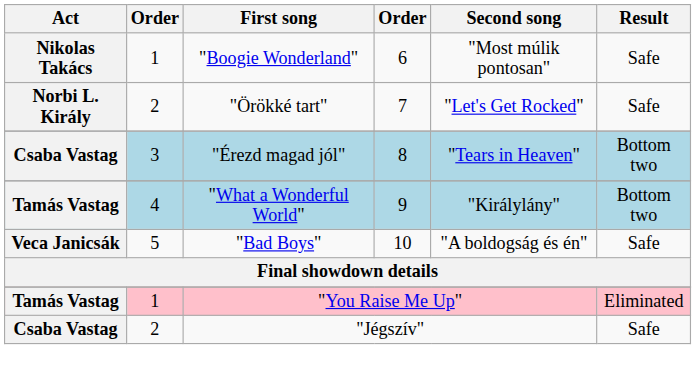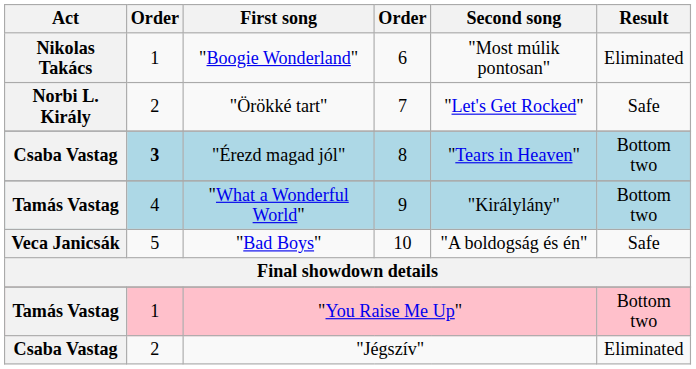(644, 57) Safe -> (644, 57) Eliminated
(155, 155) normal -> (155, 155) bold
(644, 300) Eliminated -> (644, 311) Bottom two
(644, 329) Safe -> (644, 349) Eliminated
